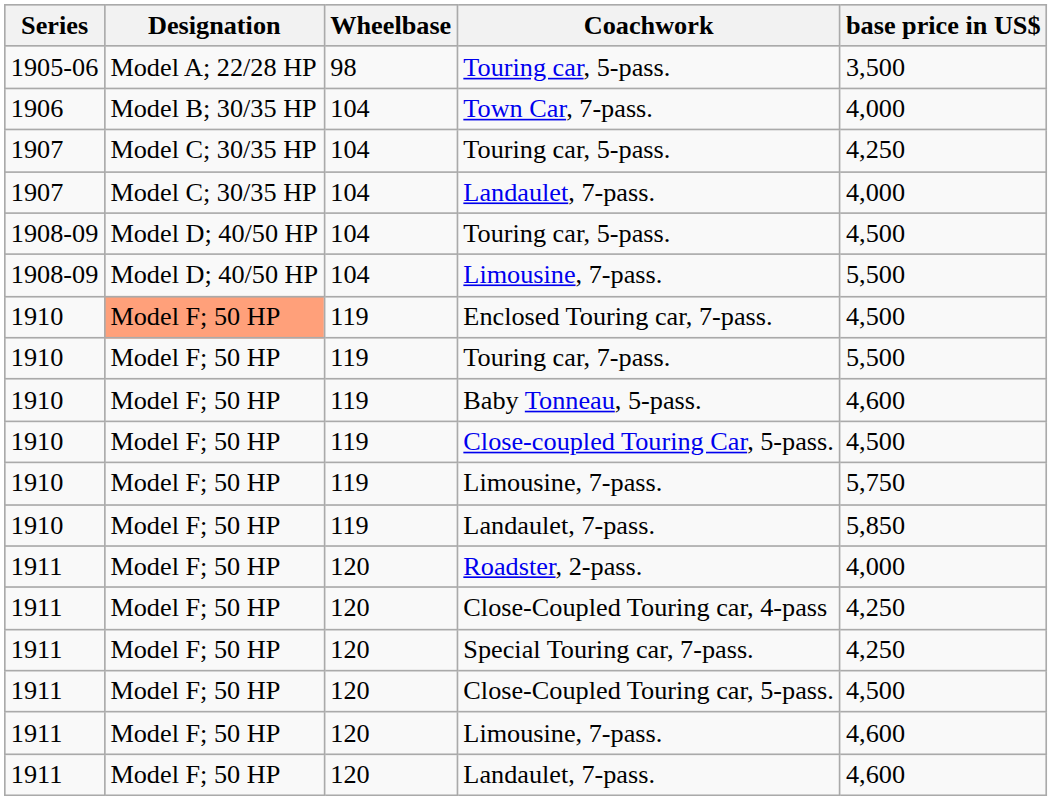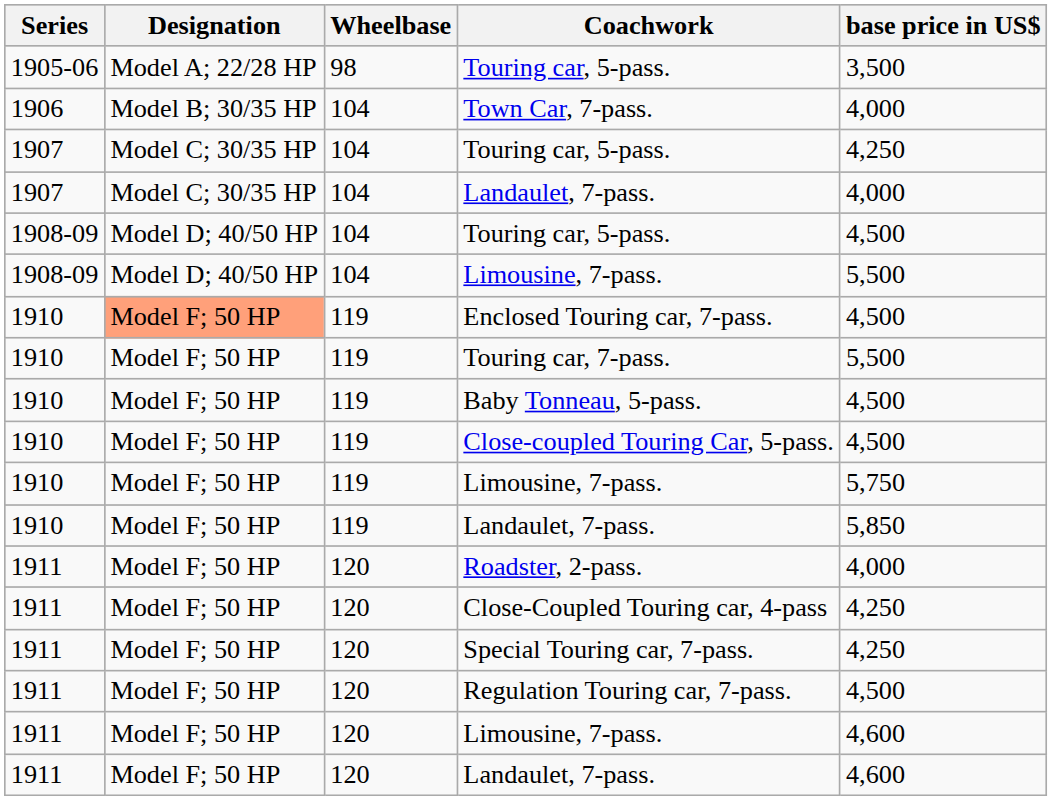(875, 399) 4,600 -> (875, 399) 4,500
+ row: (37, 691)
- row: (37, 691)
